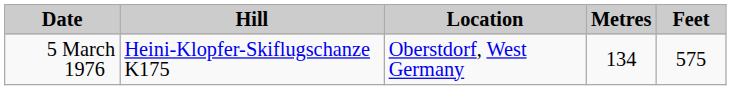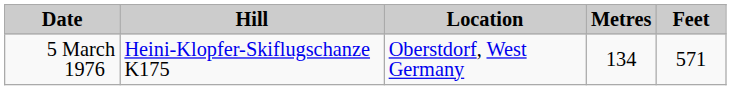(691, 59) 575 -> (691, 59) 571
